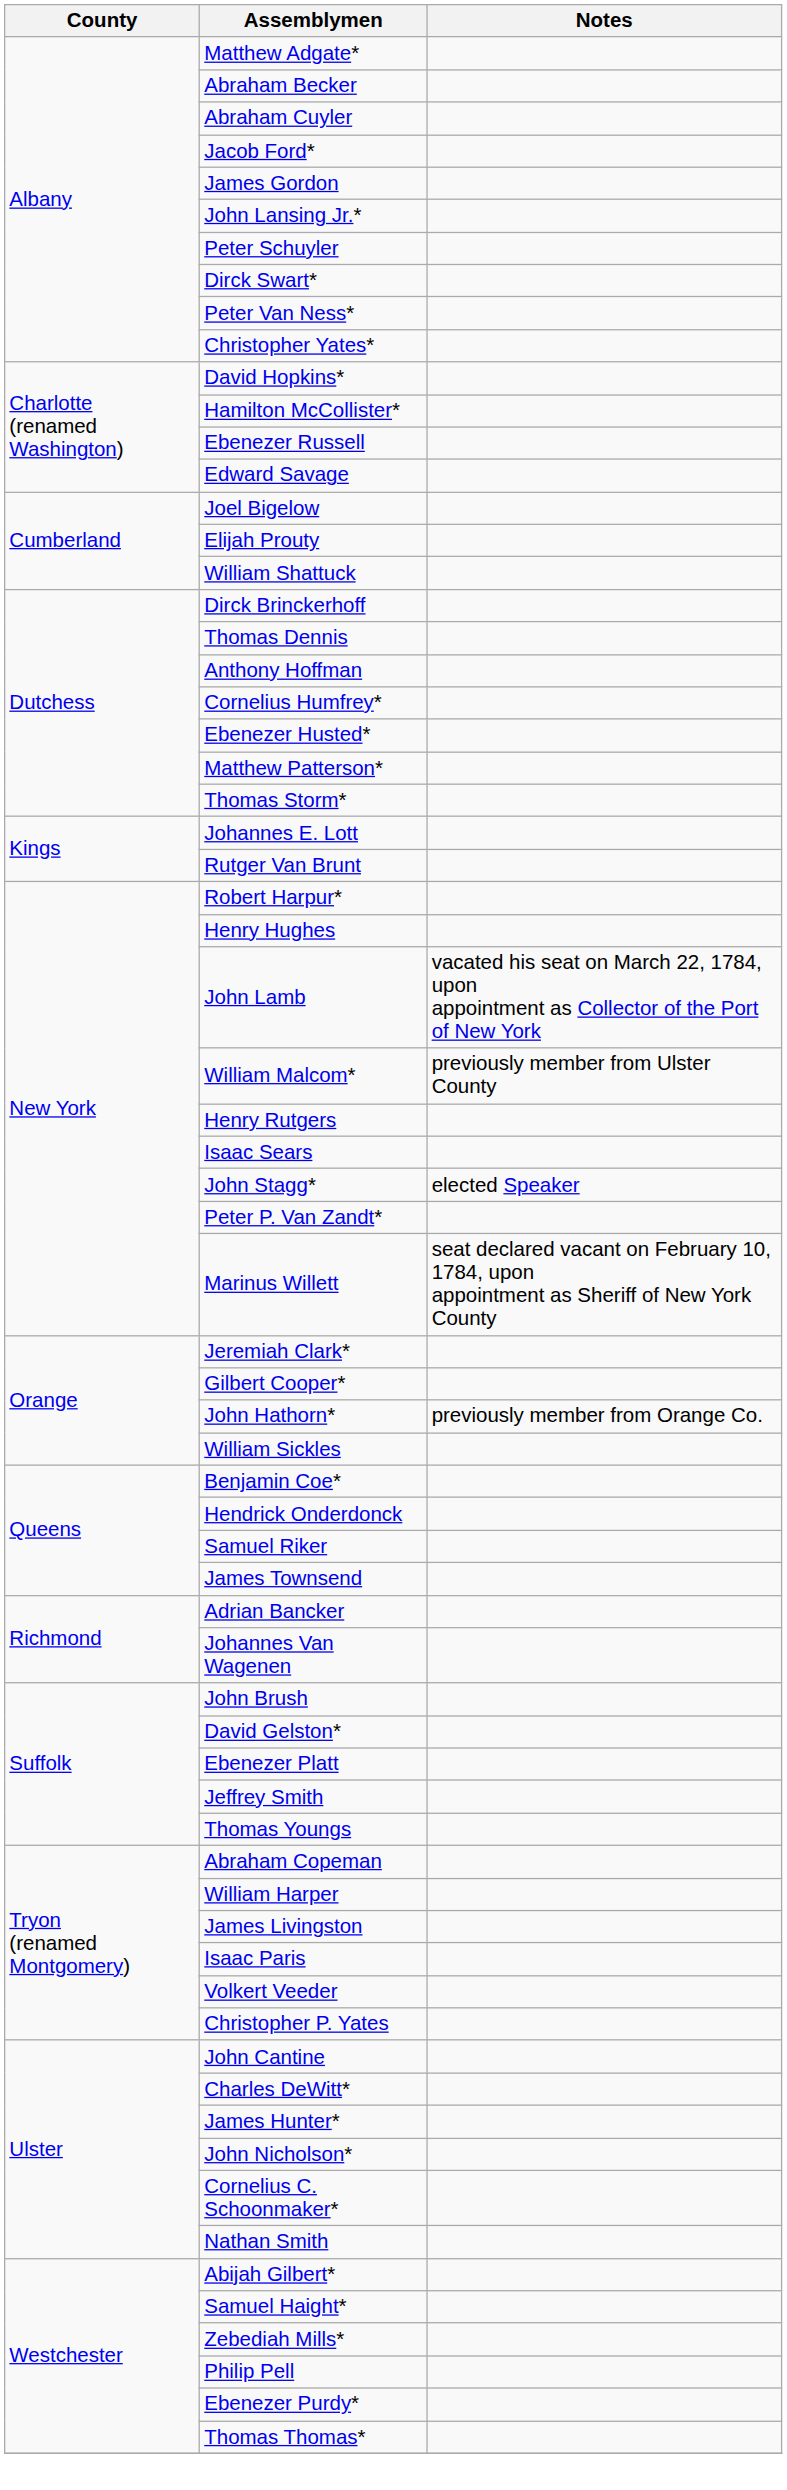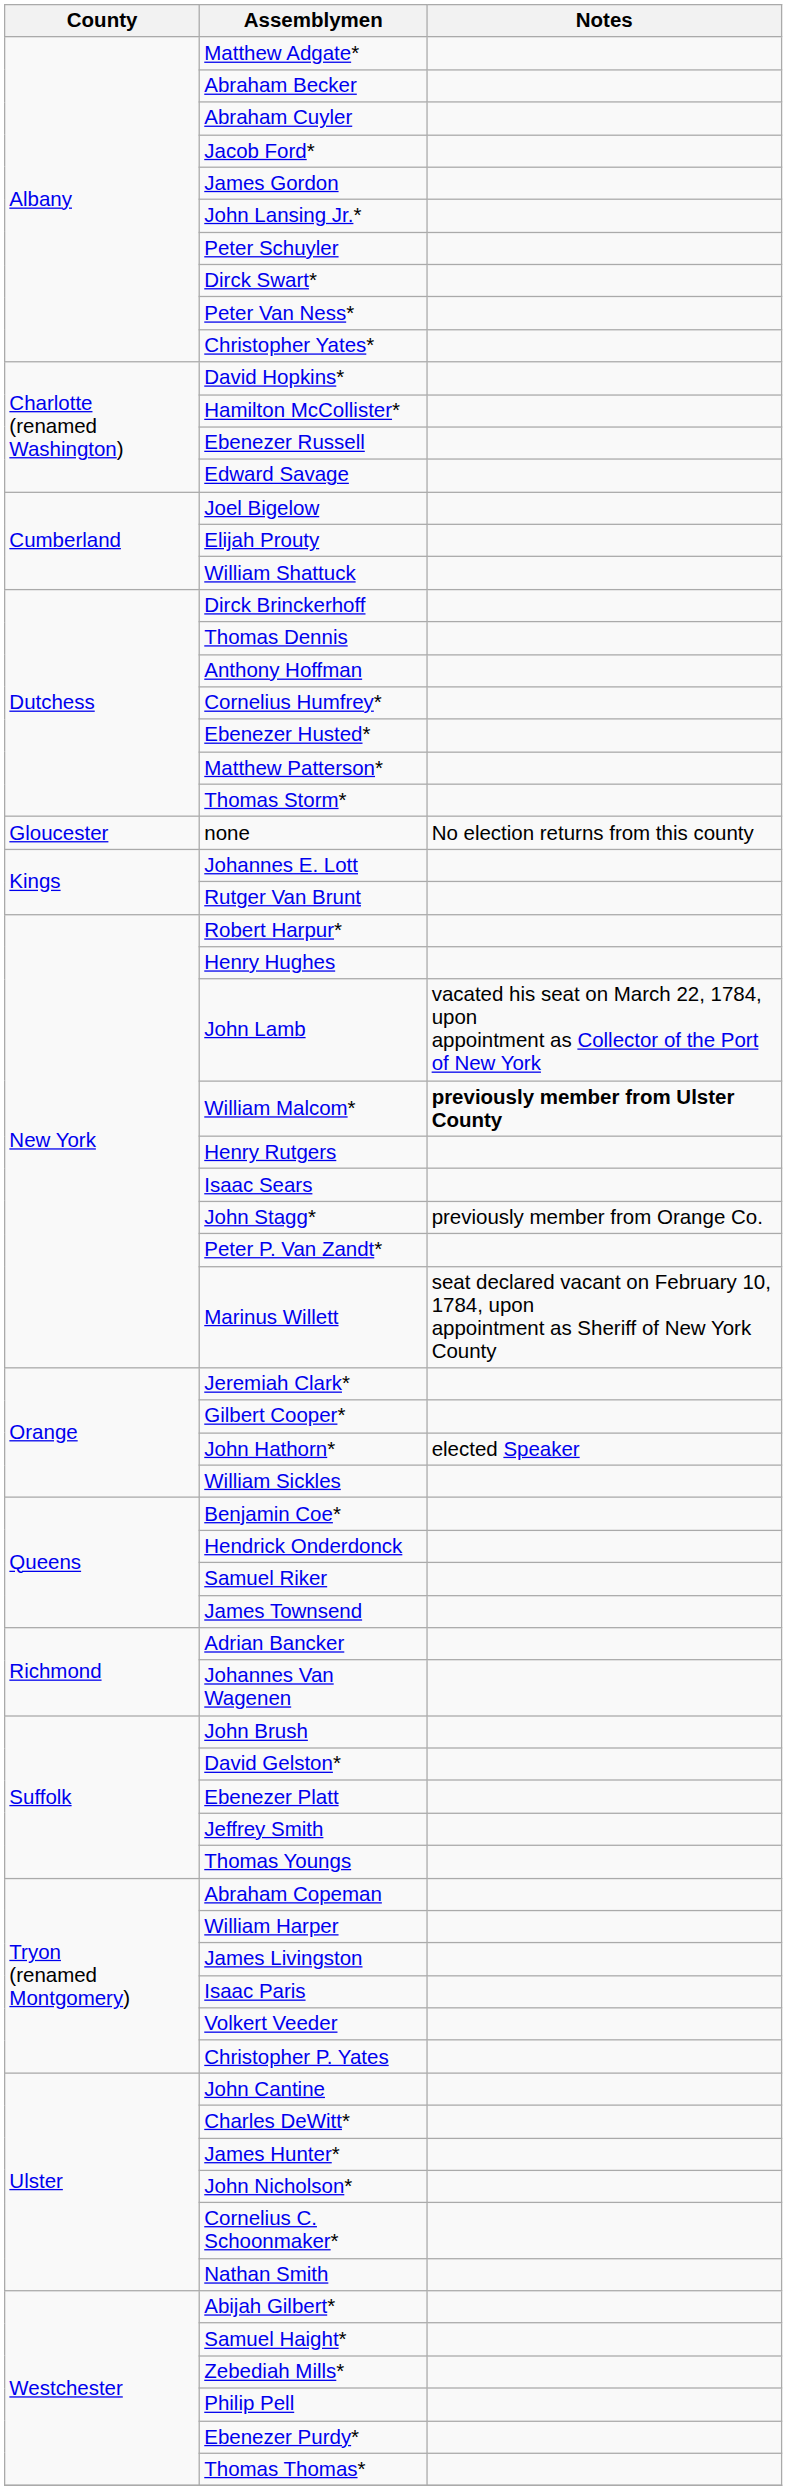+ row: (227, 832)
(571, 1075) normal -> (583, 1108) bold
(506, 1184) elected Speaker -> (597, 1217) previously member from Orange Co.
(597, 1416) previously member from Orange Co. -> (506, 1448) elected Speaker
